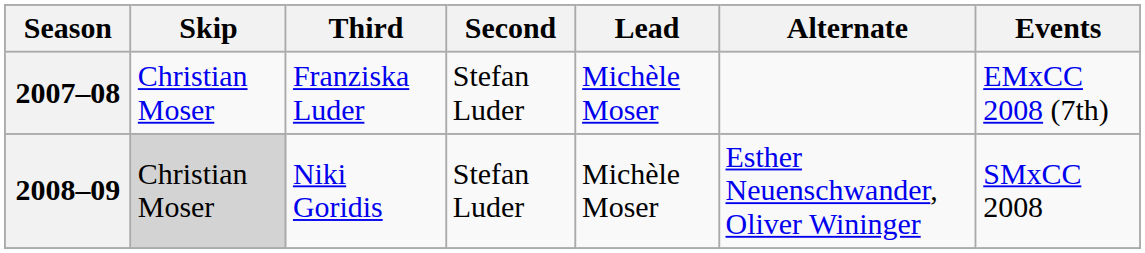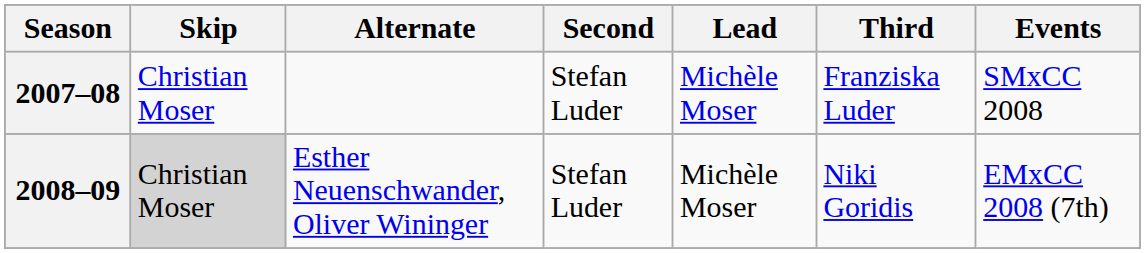columns swapped: (366, 28) <-> (847, 28)
(1046, 92) EMxCC 2008 (7th) -> (1032, 92) SMxCC 2008
(1032, 190) SMxCC 2008 -> (1046, 190) EMxCC 2008 (7th)
